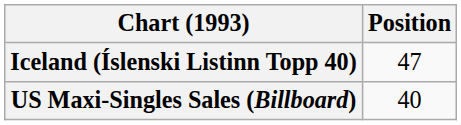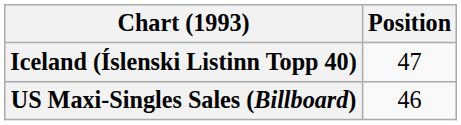(410, 100) 40 -> (410, 100) 46
